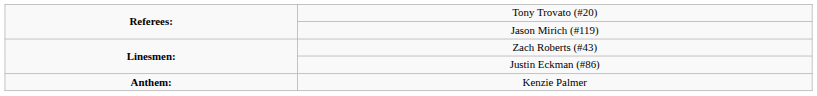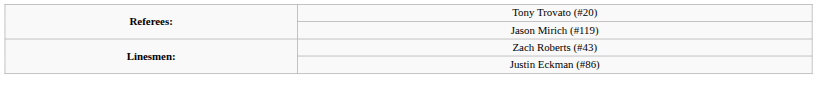- row: (555, 82)
